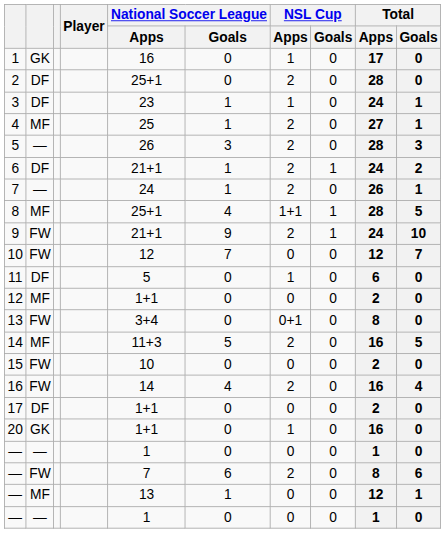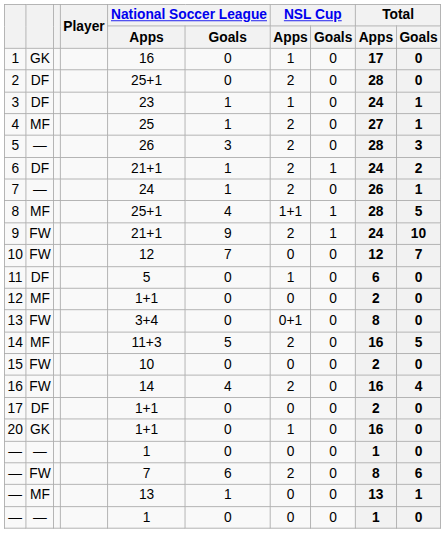(376, 495) 12 -> (376, 495) 13
